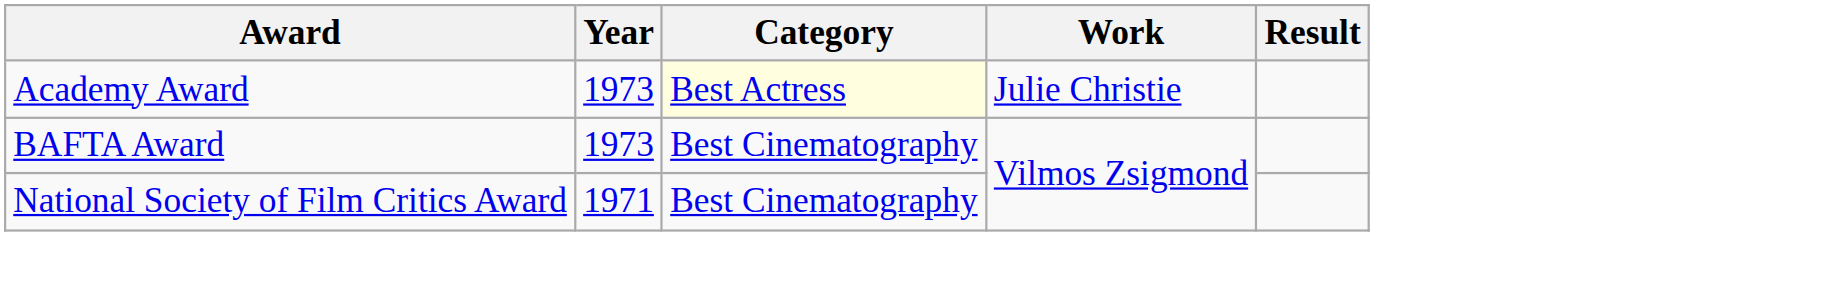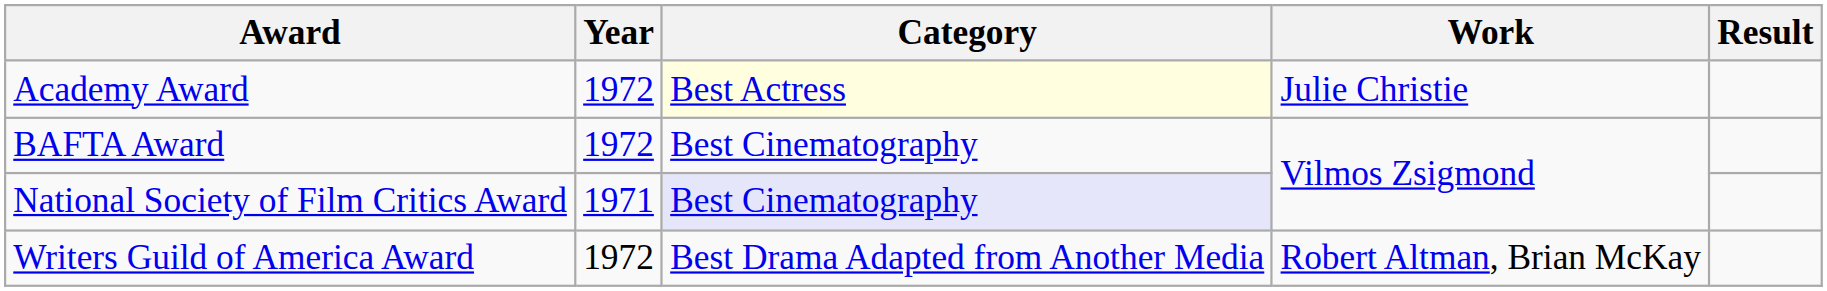(619, 88) 1973 -> (619, 88) 1972
(619, 144) 1973 -> (619, 144) 1972
(824, 200) no background -> (824, 200) lavender background
+ row: (244, 256)
